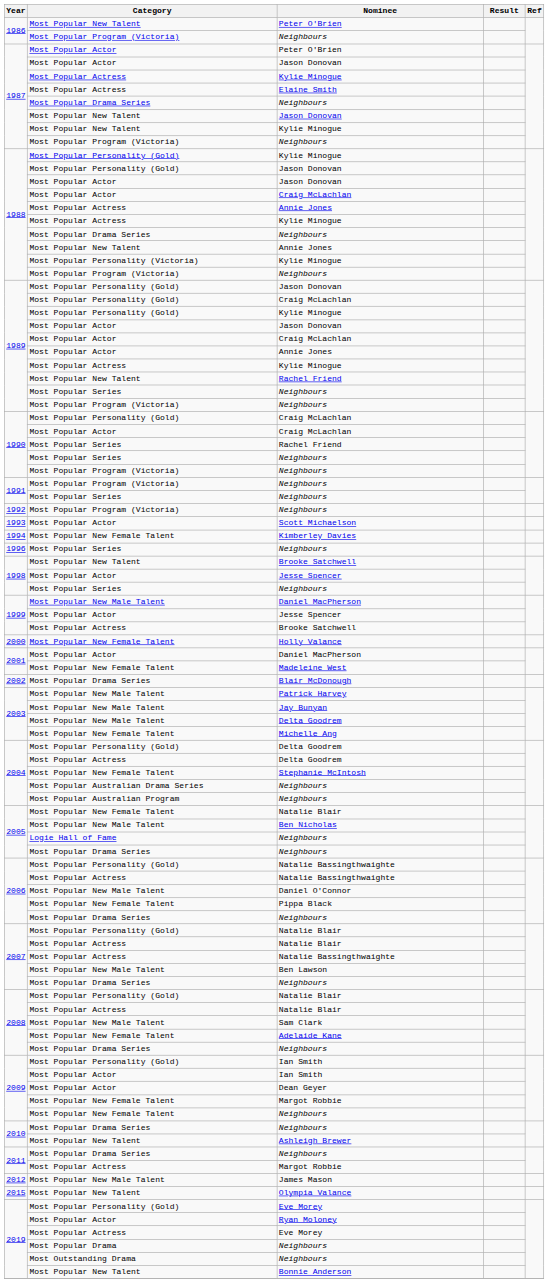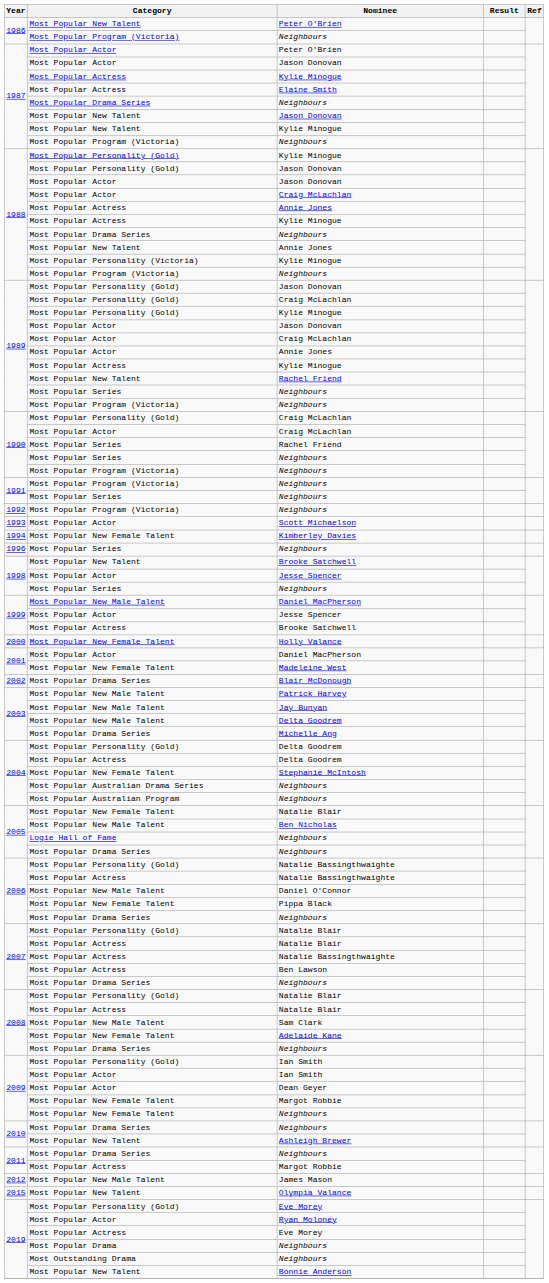(102, 733) Most Popular New Female Talent -> (90, 733) Most Popular Drama Series
(97, 970) Most Popular New Male Talent -> (78, 970) Most Popular Actress
